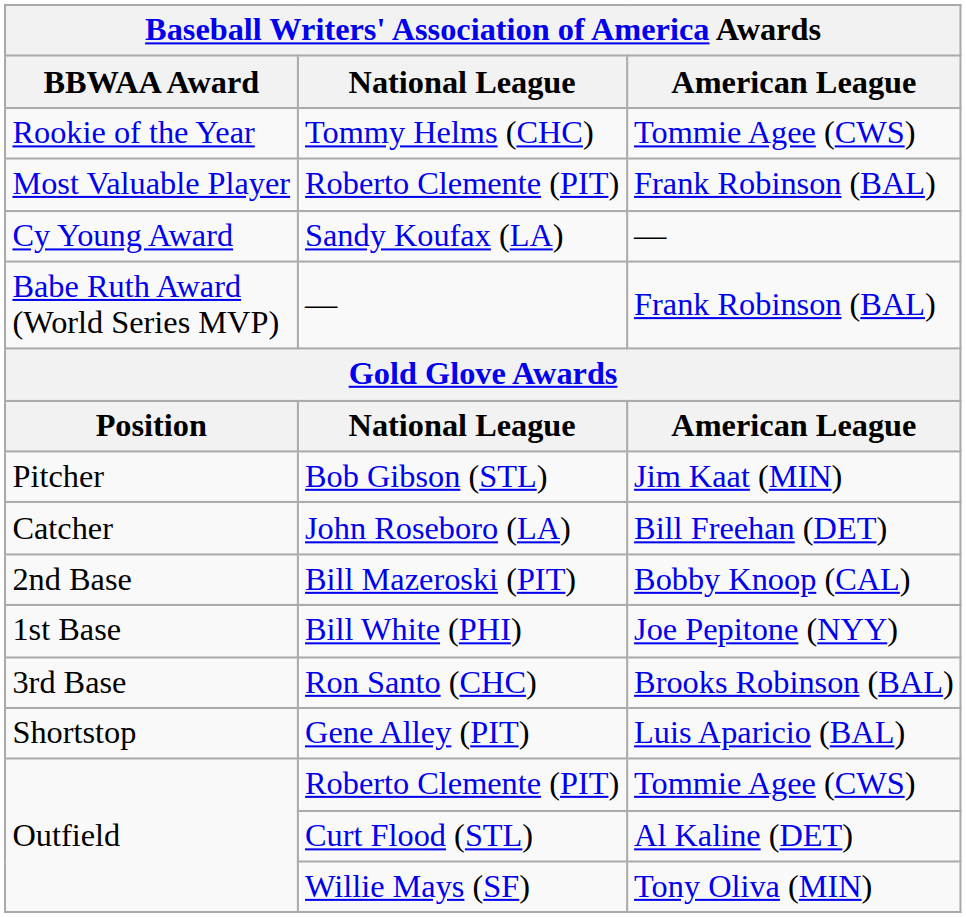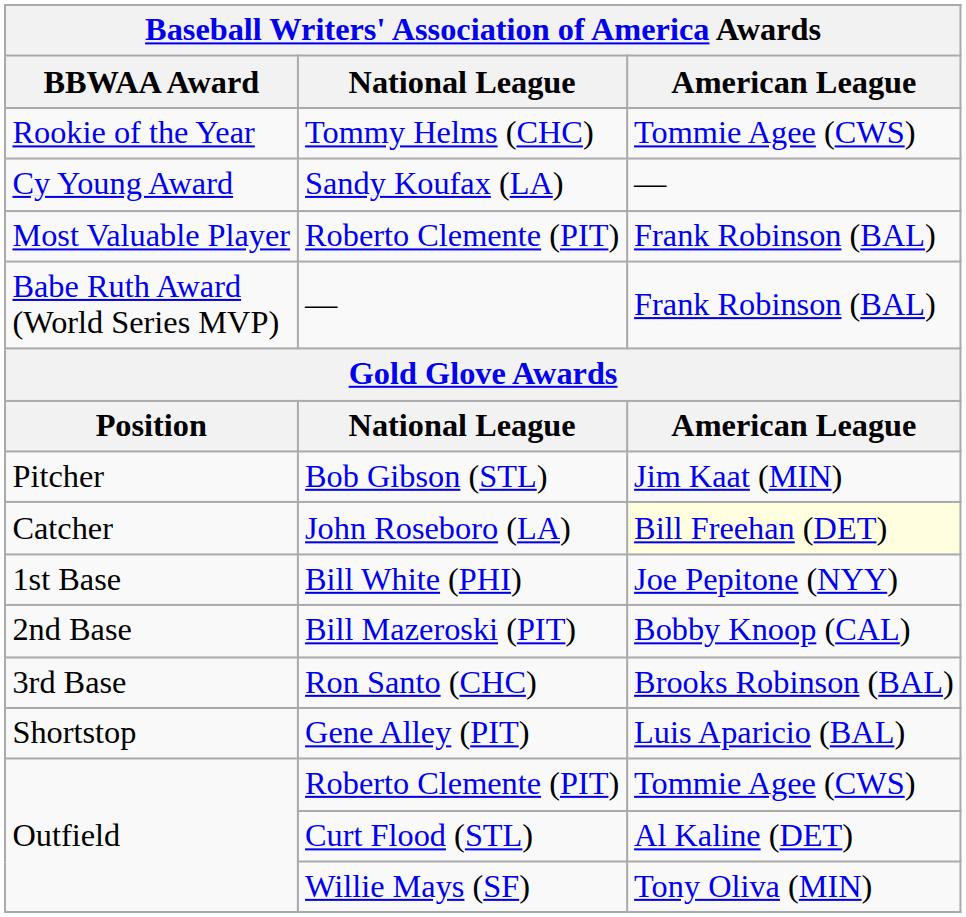rows swapped: (123, 235) <-> (151, 183)
(761, 527) no background -> (761, 527) lightyellow background
rows swapped: (67, 630) <-> (72, 579)
